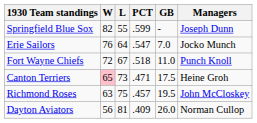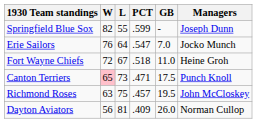(206, 61) Punch Knoll -> (204, 61) Heine Groh
(204, 77) Heine Groh -> (206, 77) Punch Knoll
